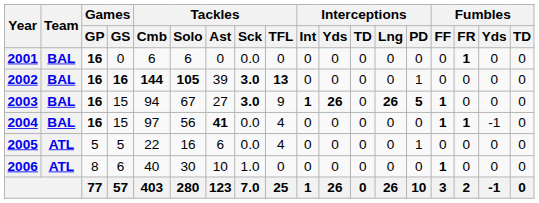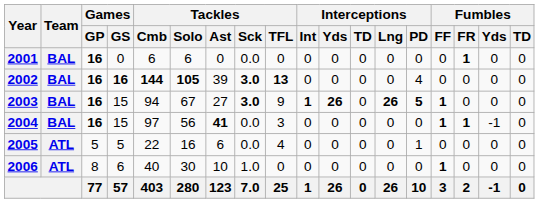(419, 79) 1 -> (419, 79) 4
(281, 123) 4 -> (281, 123) 3
